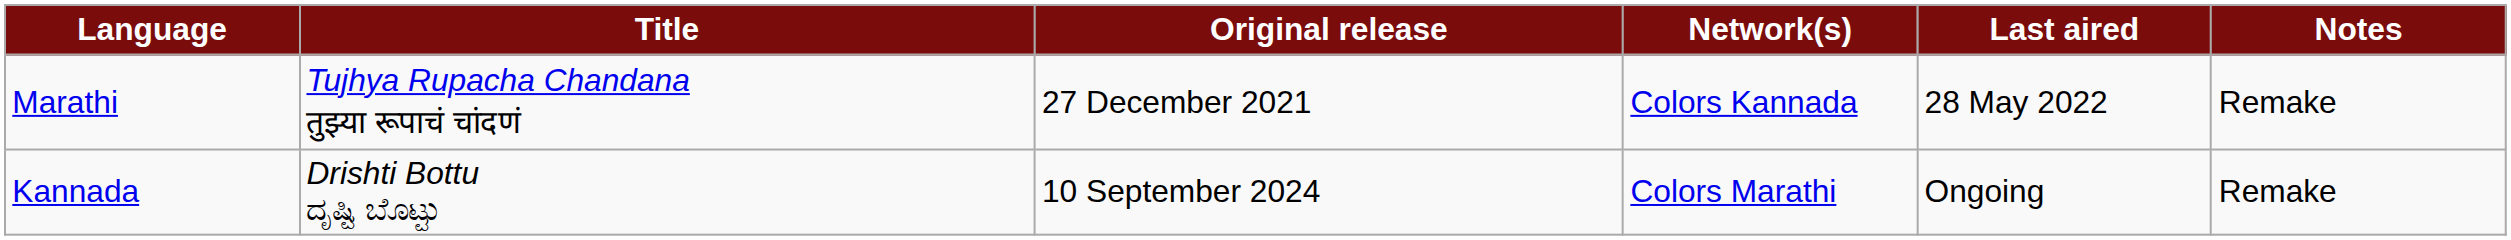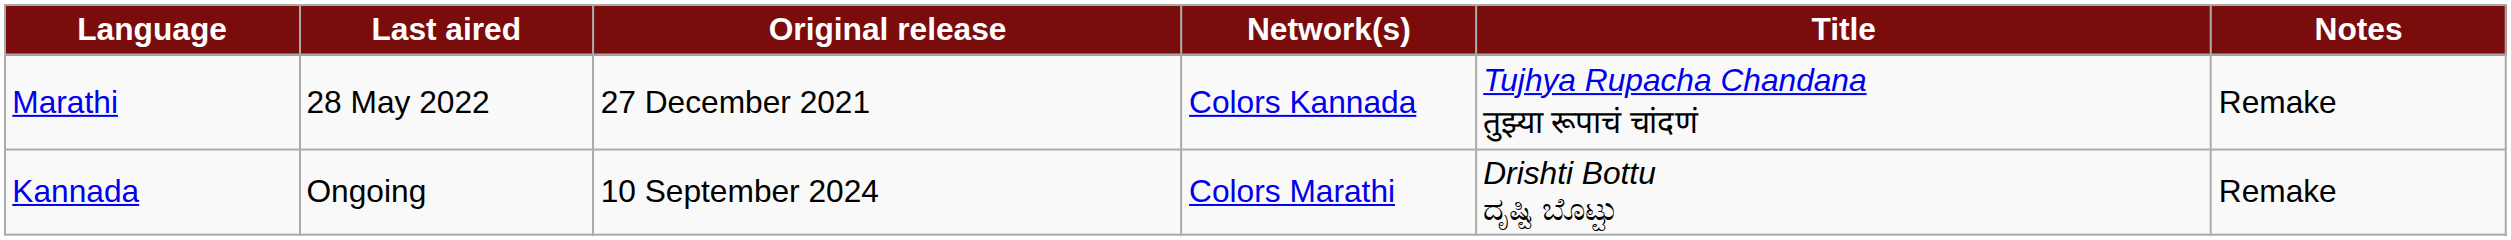columns swapped: (667, 29) <-> (2064, 29)
